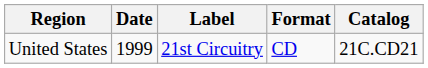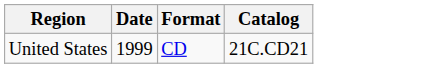- column: (212, 19)
